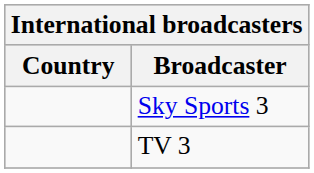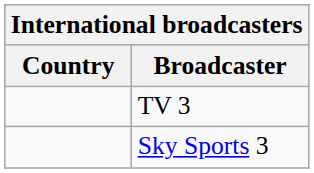rows swapped: (203, 106) <-> (164, 146)
